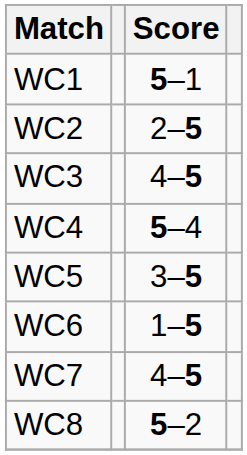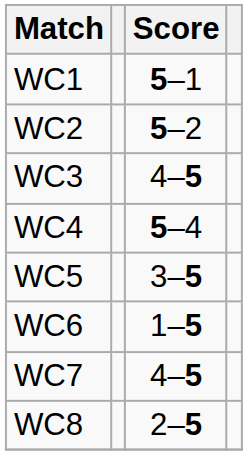(176, 128) 2–5 -> (176, 128) 5–2
(176, 425) 5–2 -> (176, 425) 2–5
